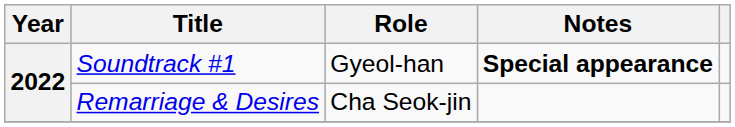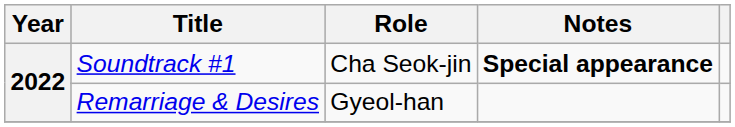(387, 63) Gyeol-han -> (401, 63) Cha Seok-jin
(401, 102) Cha Seok-jin -> (387, 102) Gyeol-han
